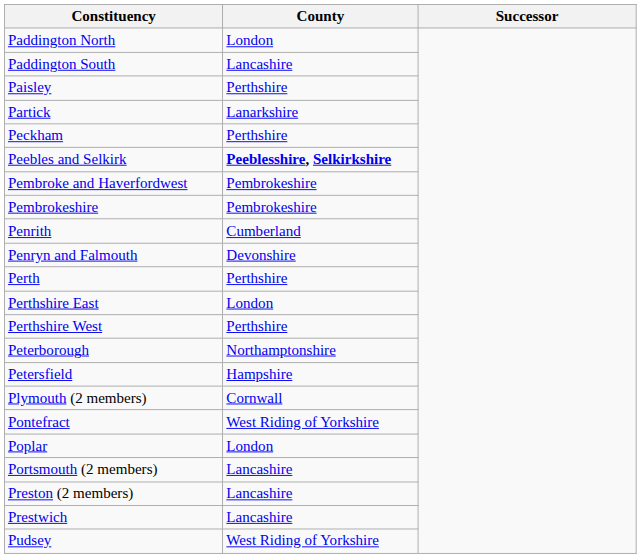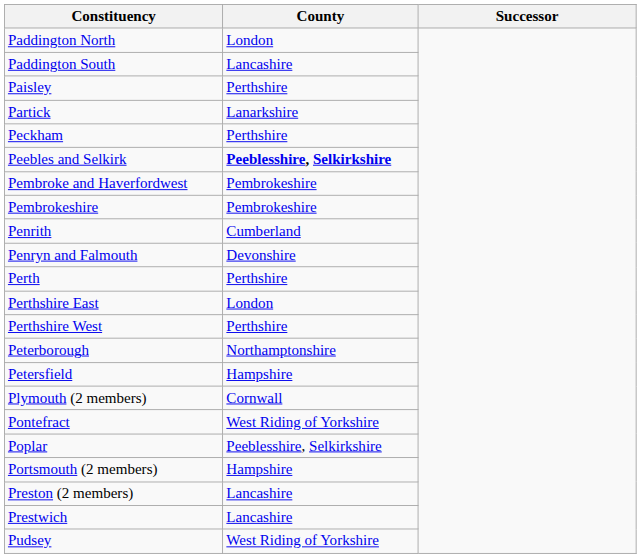(250, 445) London -> (304, 445) Peeblesshire, Selkirkshire
(259, 469) Lancashire -> (259, 469) Hampshire
